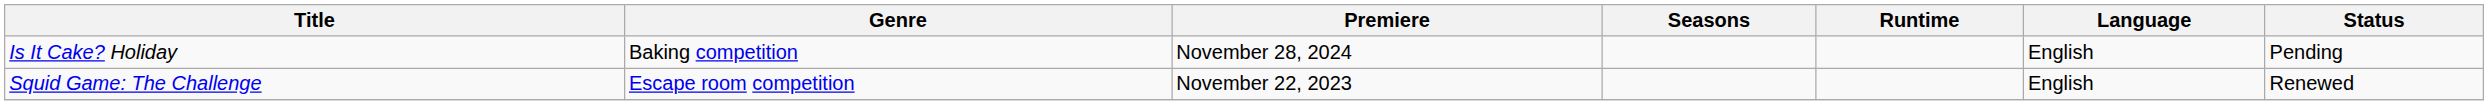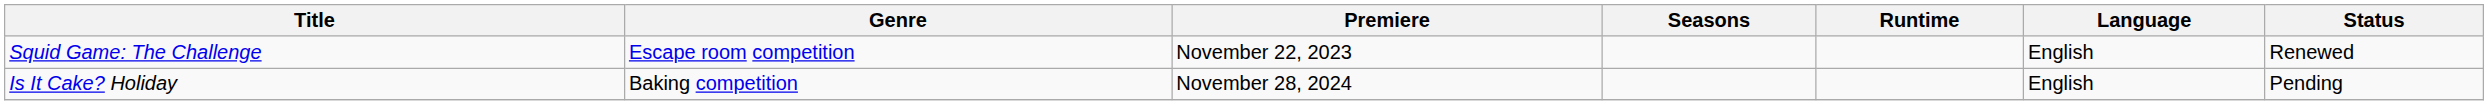rows swapped: (135, 83) <-> (93, 52)
